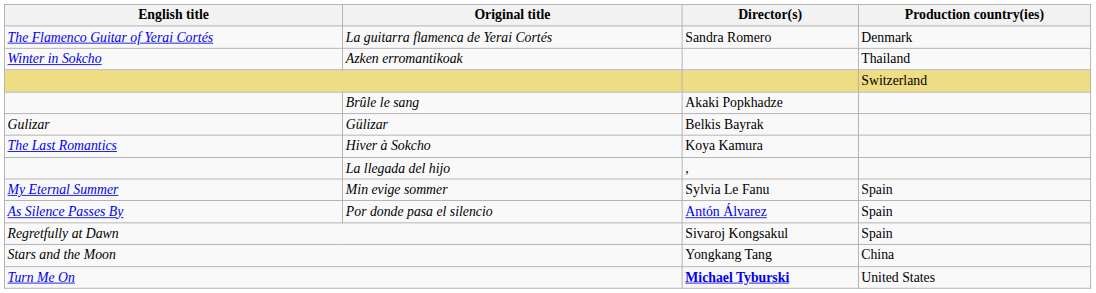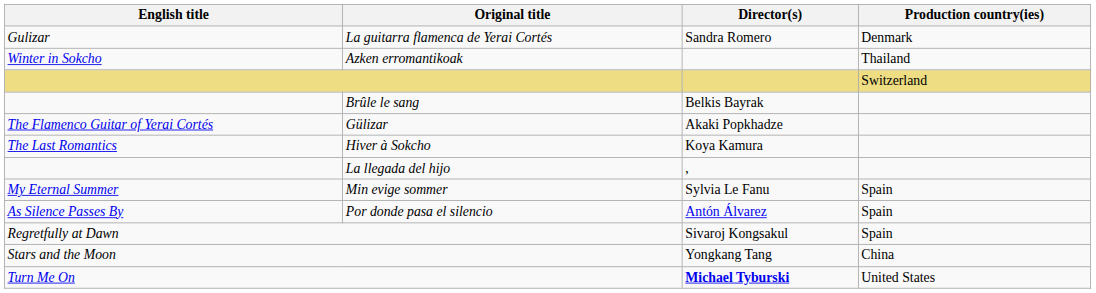(110, 37) The Flamenco Guitar of Yerai Cortés -> (29, 37) Gulizar
(734, 102) Akaki Popkhadze -> (725, 102) Belkis Bayrak
(29, 124) Gulizar -> (110, 124) The Flamenco Guitar of Yerai Cortés
(725, 124) Belkis Bayrak -> (734, 124) Akaki Popkhadze
